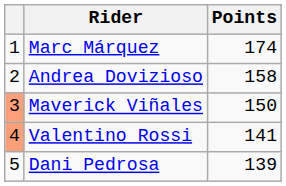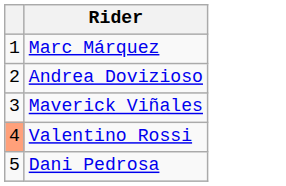- column: (244, 20)
(15, 108) lightsalmon background -> (15, 108) no background
